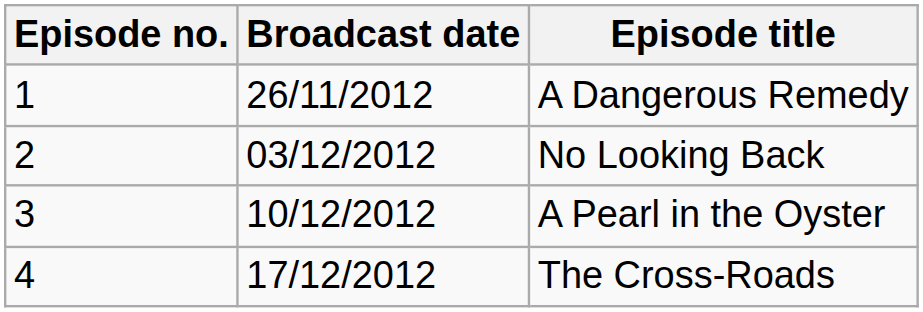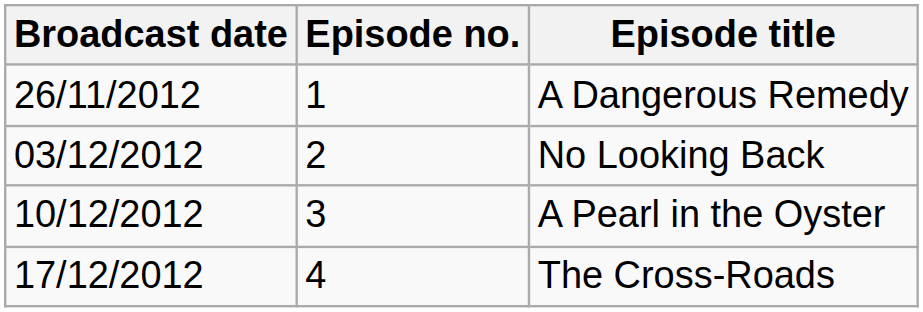columns swapped: (121, 34) <-> (383, 34)
